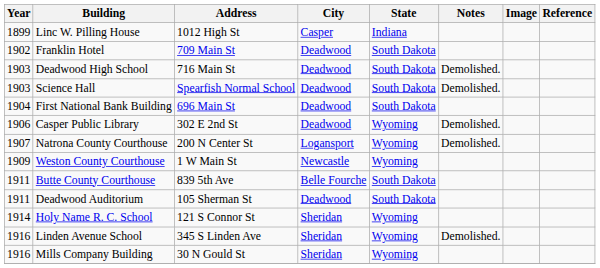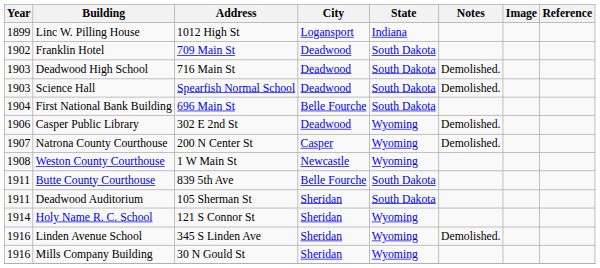(317, 32) Casper -> (327, 32) Logansport
(326, 106) Deadwood -> (334, 106) Belle Fourche
(327, 143) Logansport -> (317, 143) Casper
(19, 161) 1909 -> (19, 161) 1908
(326, 198) Deadwood -> (321, 198) Sheridan
